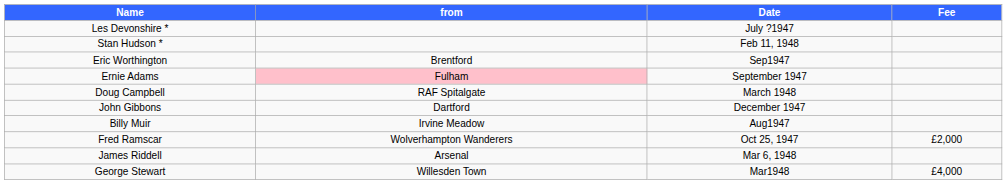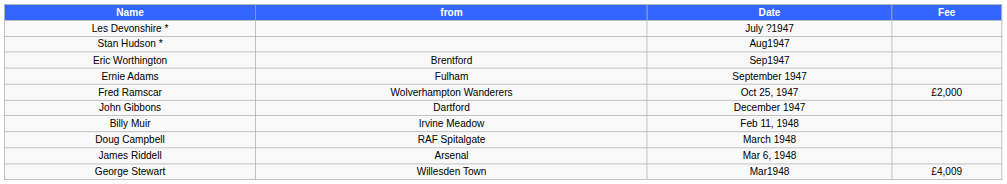(770, 45) Feb 11, 1948 -> (770, 45) Aug1947
(452, 76) pink background -> (452, 76) no background
rows swapped: (130, 140) <-> (130, 92)
(770, 124) Aug1947 -> (770, 124) Feb 11, 1948
(947, 172) £4,000 -> (947, 172) £4,009
